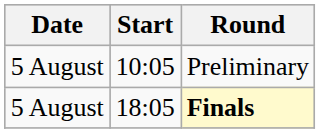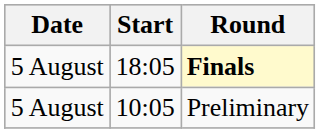rows swapped: (248, 66) <-> (220, 107)
